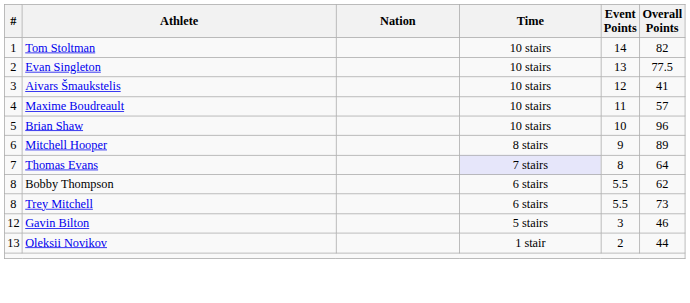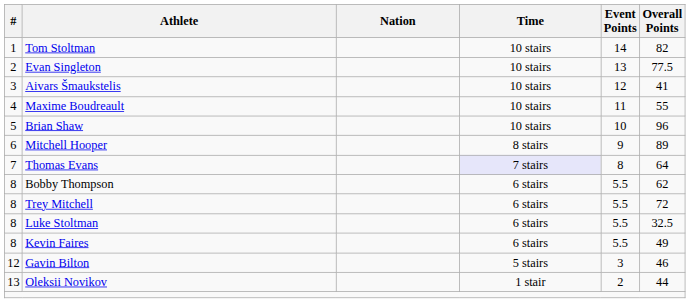(662, 106) 57 -> (662, 106) 55
(662, 203) 73 -> (662, 203) 72
+ row: (62, 223)
+ row: (57, 243)
